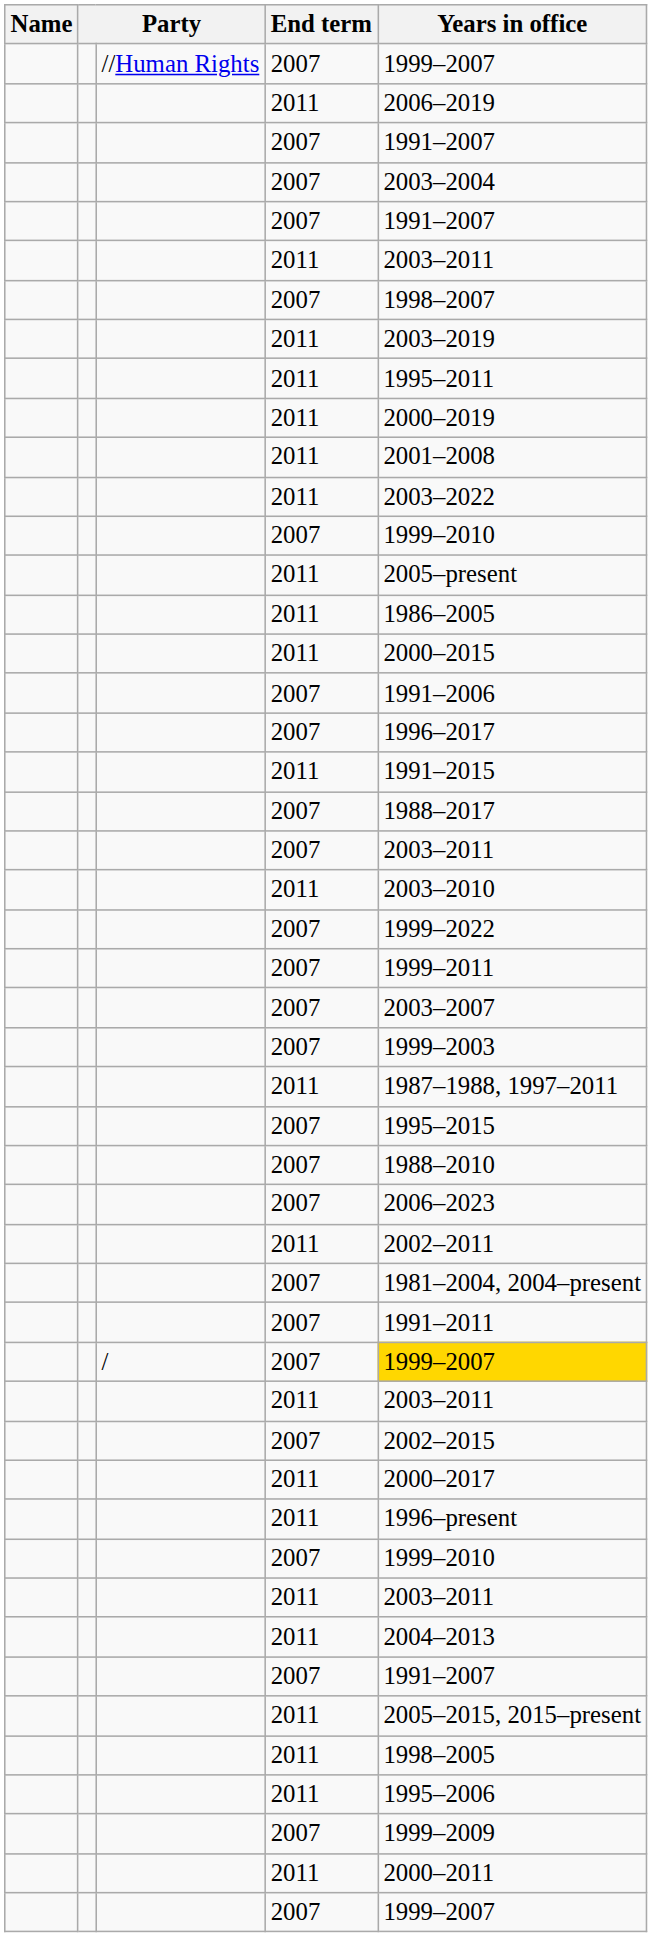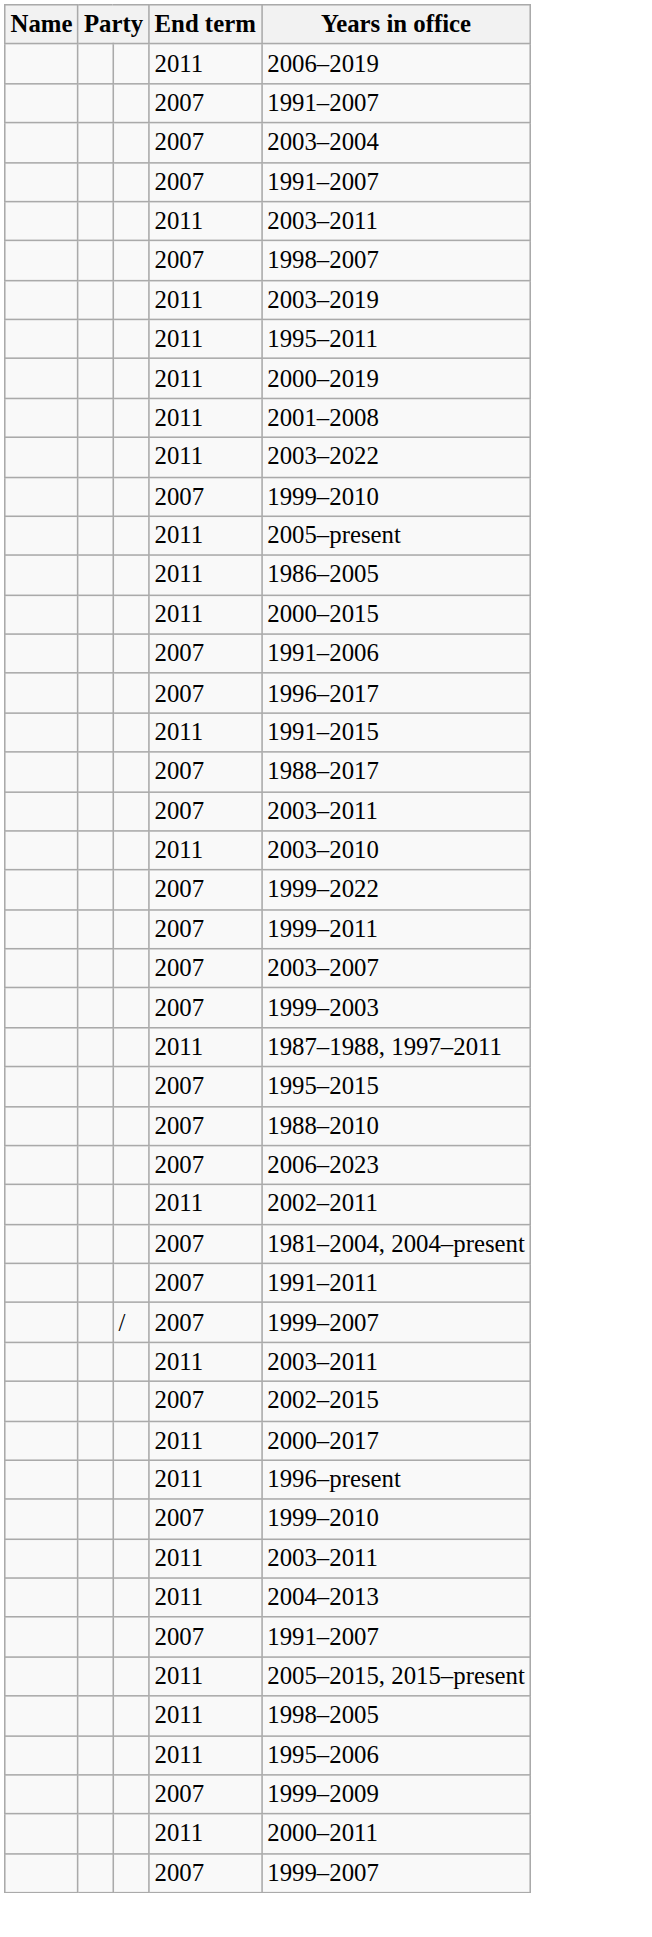- row: (180, 63)
(439, 1361) gold background -> (323, 1322) no background
